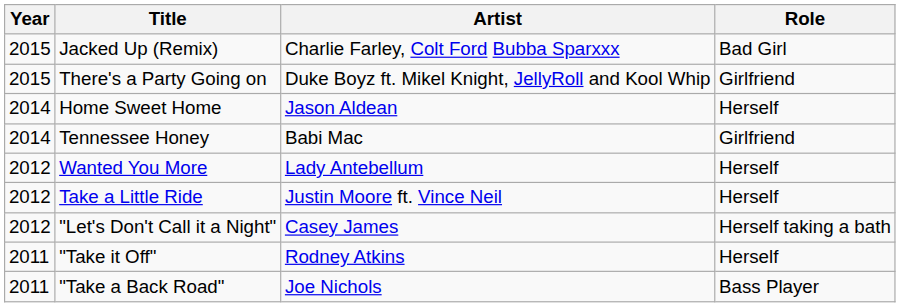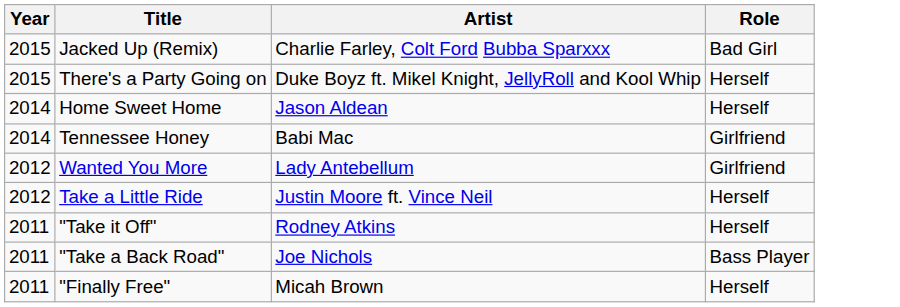(757, 78) Girlfriend -> (739, 78) Herself
(749, 167) Herself -> (747, 167) Girlfriend
- row: (168, 227)
+ row: (115, 286)
